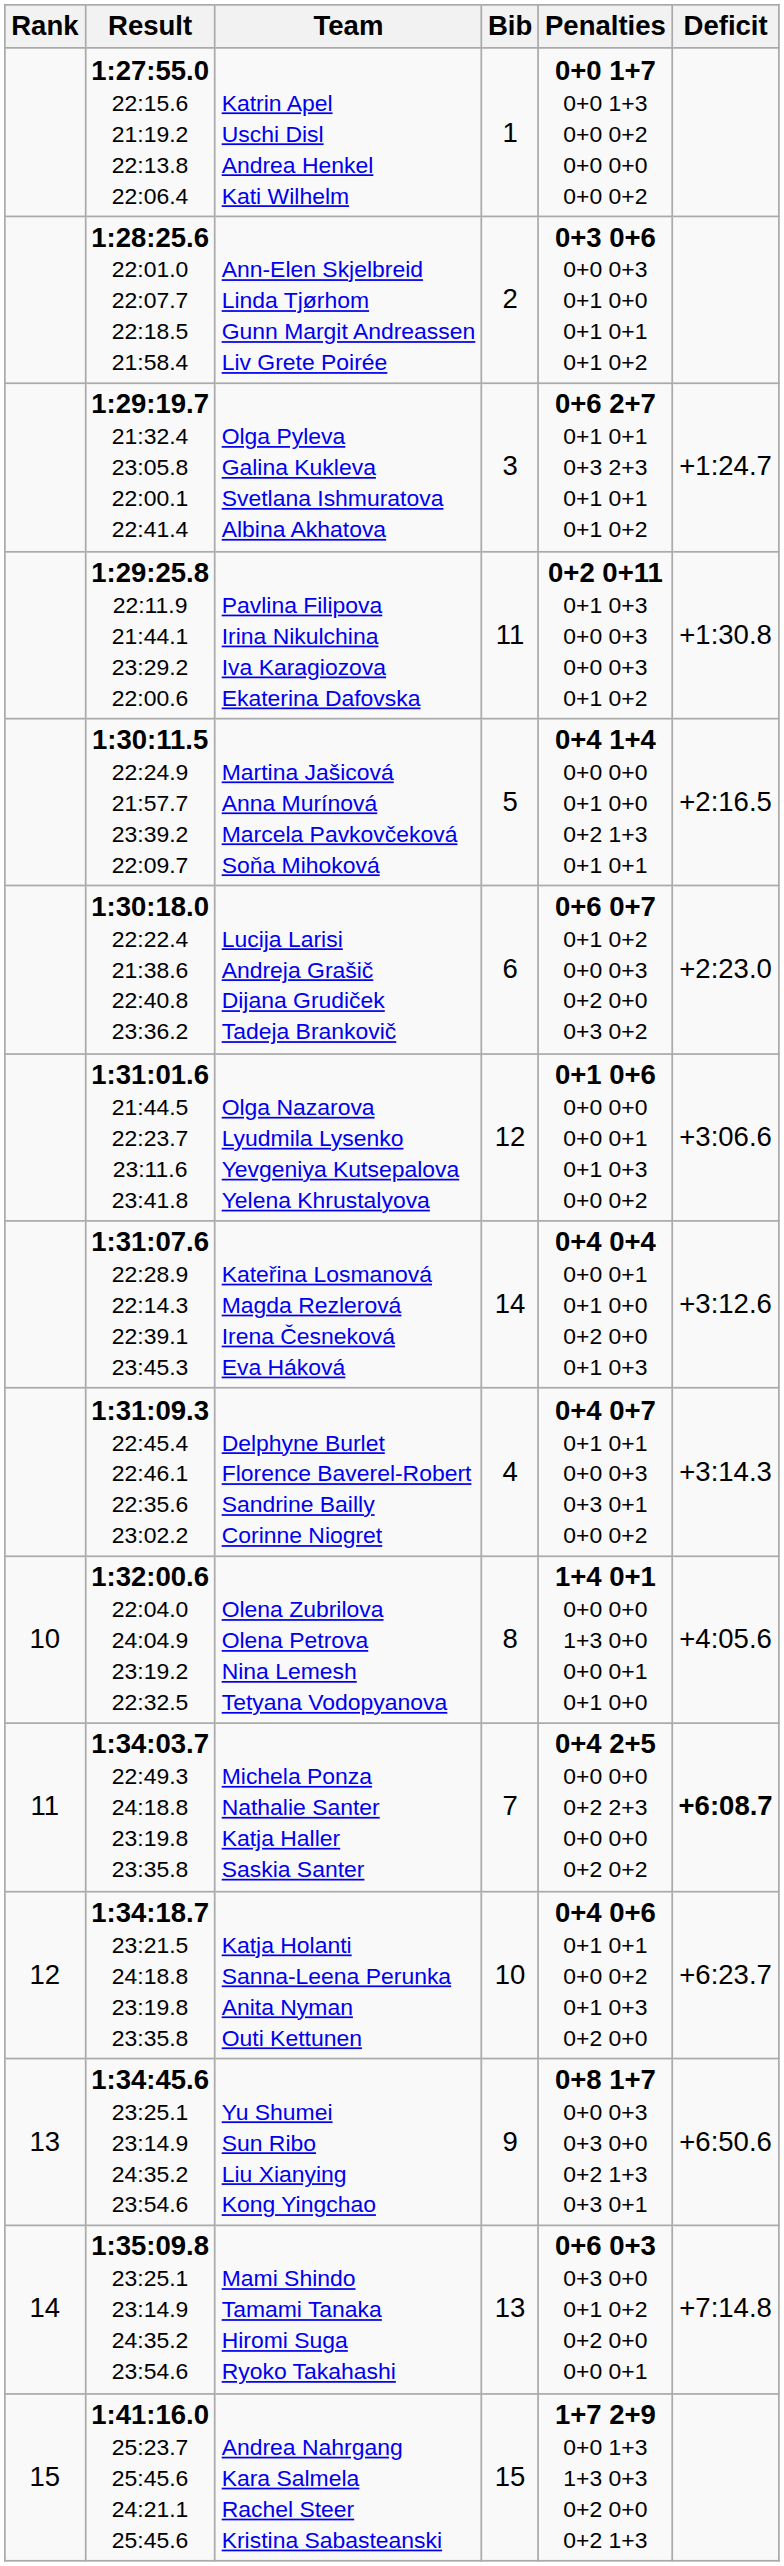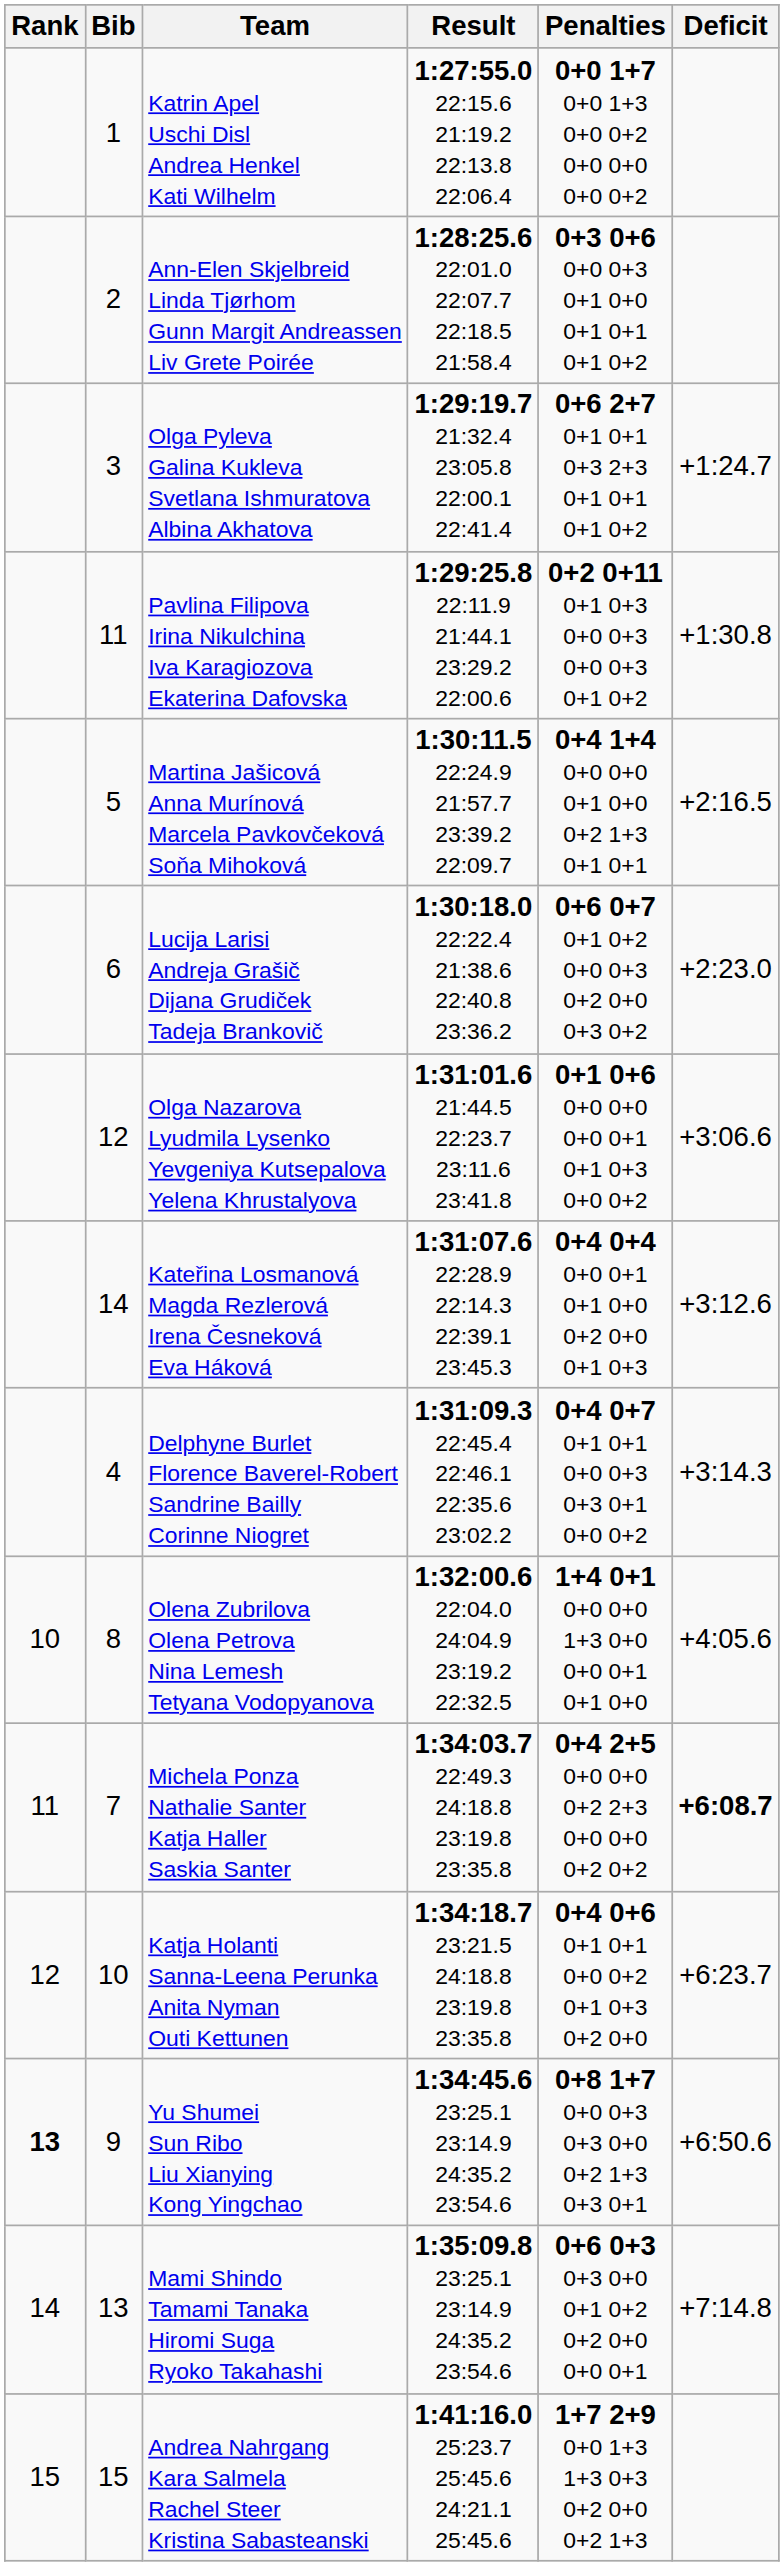columns swapped: (510, 26) <-> (150, 26)
(45, 2141) normal -> (45, 2141) bold
